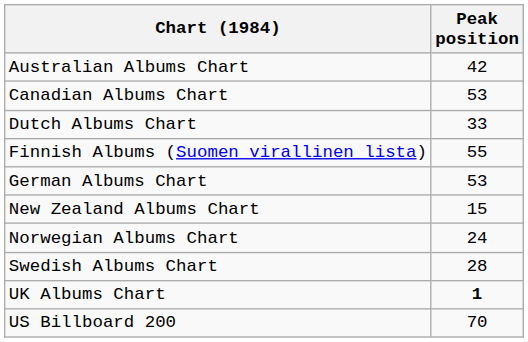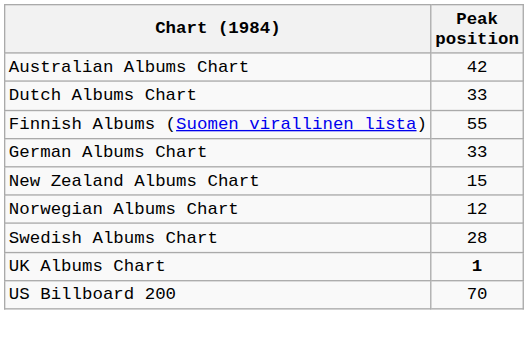- row: (119, 96)
(477, 181) 53 -> (477, 153) 33
(477, 238) 24 -> (477, 209) 12
